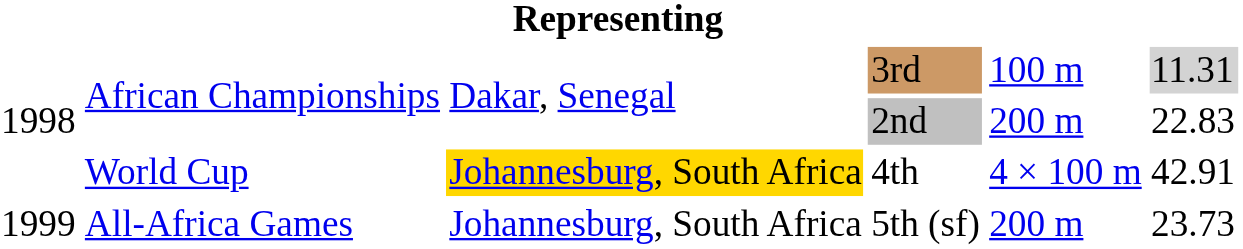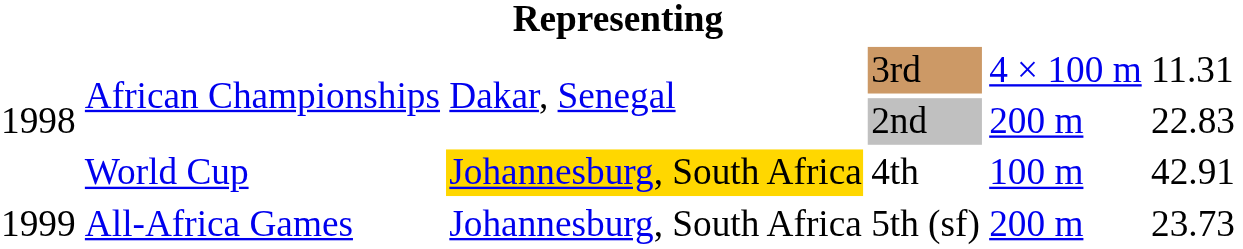(1036, 69) 100 m -> (1065, 69) 4 × 100 m
(1192, 69) lightgrey background -> (1192, 69) no background
(1065, 172) 4 × 100 m -> (1036, 172) 100 m
